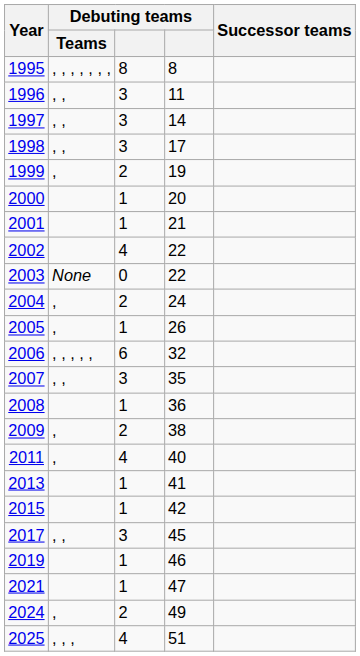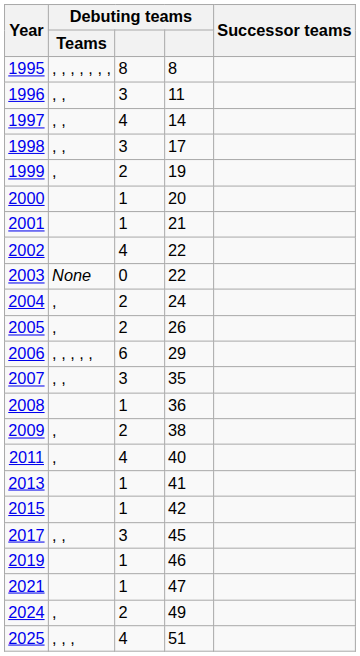(123, 120) 3 -> (123, 120) 4
(123, 328) 1 -> (123, 328) 2
(177, 353) 32 -> (177, 353) 29
